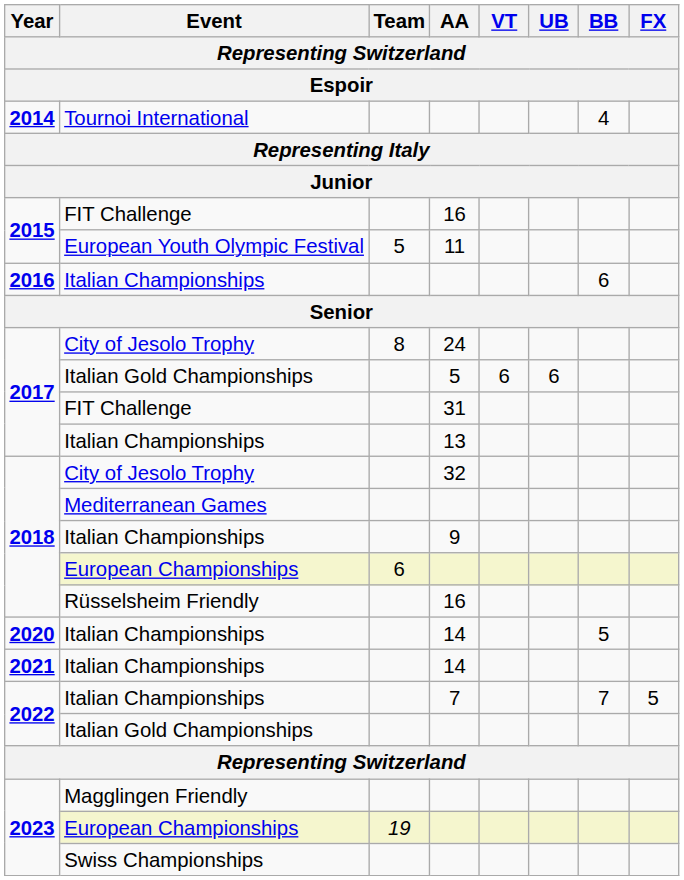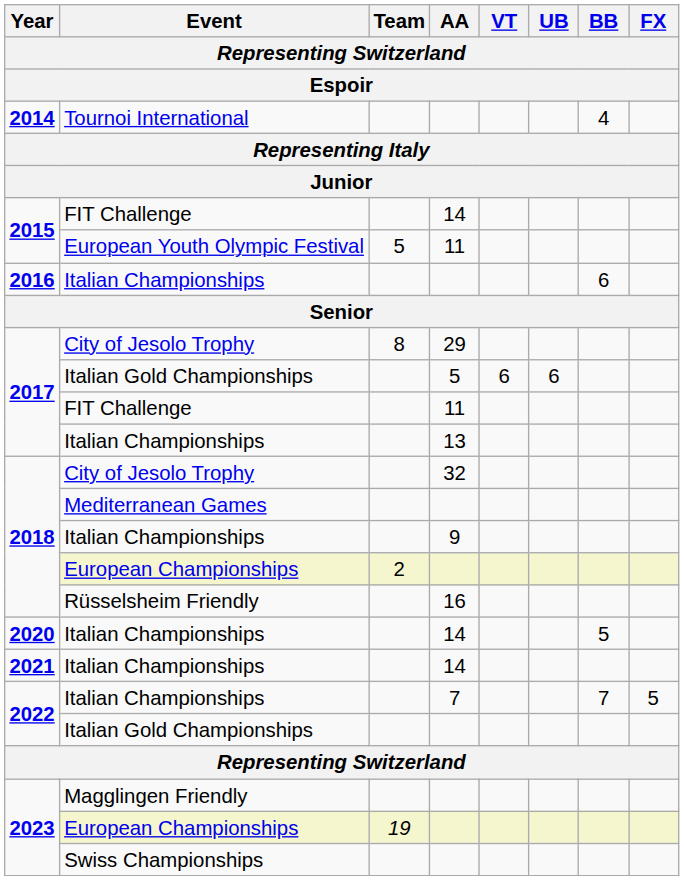(455, 214) 16 -> (455, 214) 14
(455, 343) 24 -> (455, 343) 29
(455, 408) 31 -> (455, 408) 11
(399, 569) 6 -> (399, 569) 2
